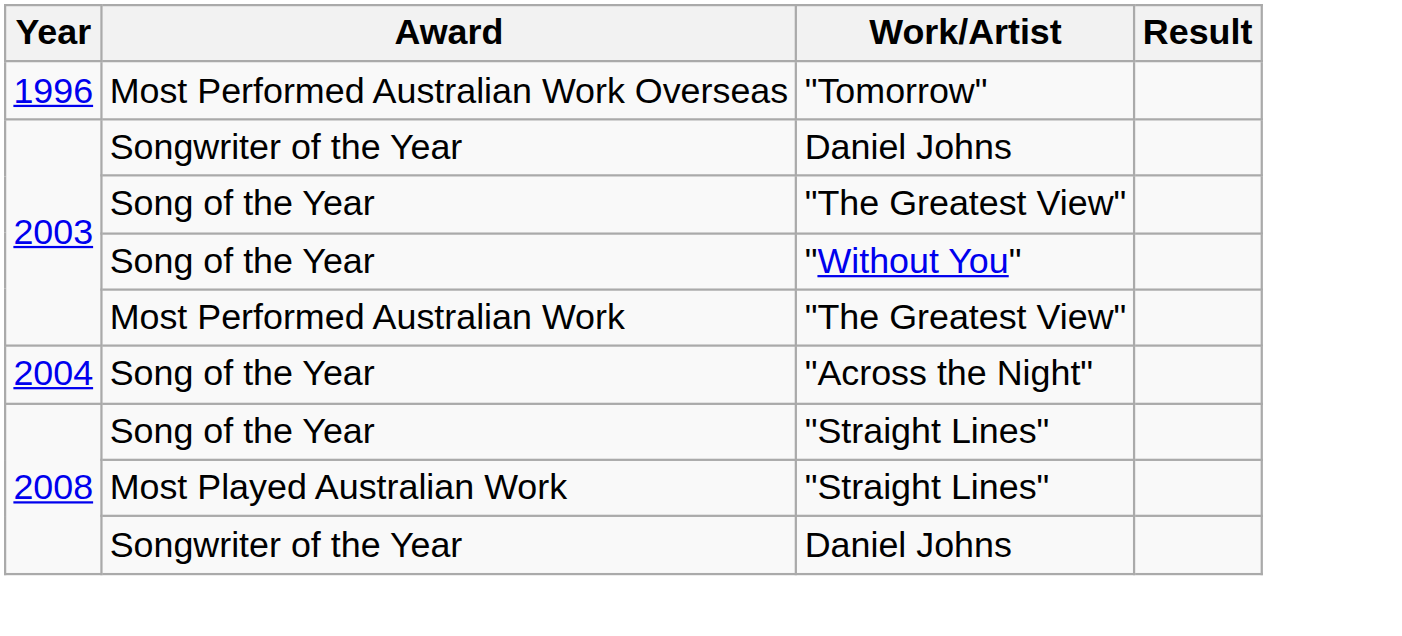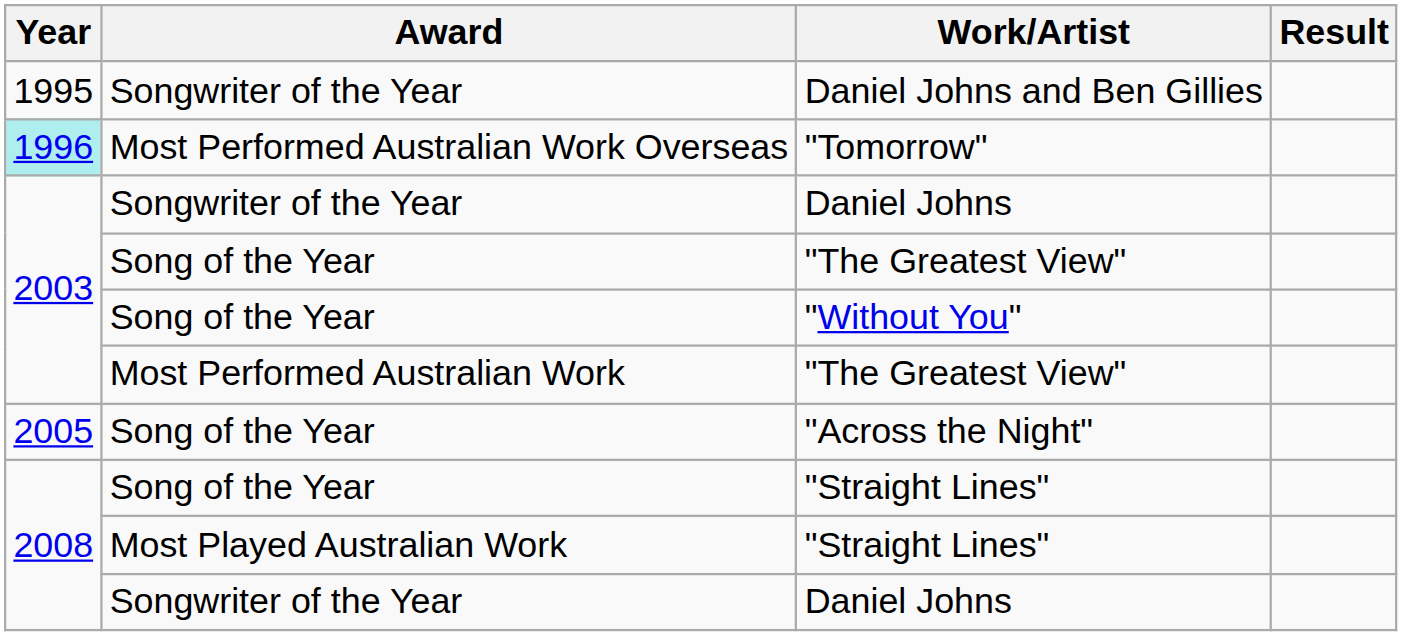+ row: (286, 89)
(53, 89) no background -> (53, 146) paleturquoise background
(53, 373) 2004 -> (53, 430) 2005
